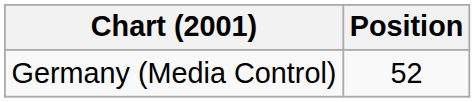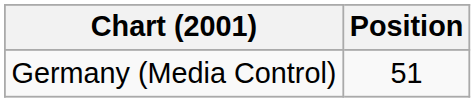(407, 73) 52 -> (407, 73) 51
